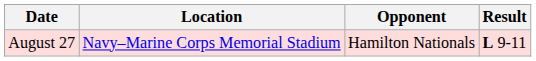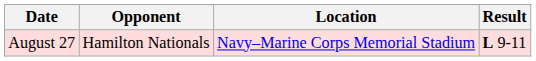columns swapped: (412, 17) <-> (212, 17)
